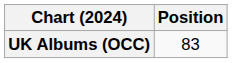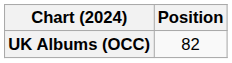(191, 44) 83 -> (191, 44) 82
